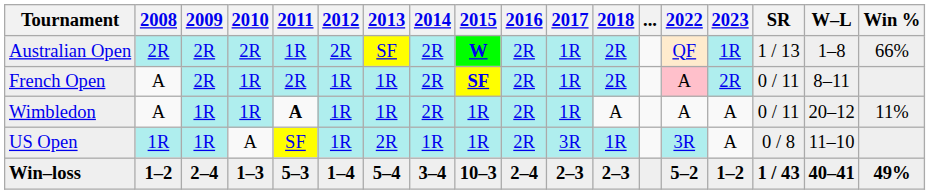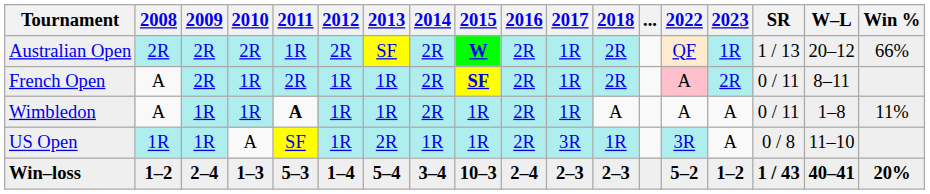(832, 50) 1–8 -> (832, 50) 20–12
(832, 112) 20–12 -> (832, 112) 1–8
(892, 173) 49% -> (892, 173) 20%
